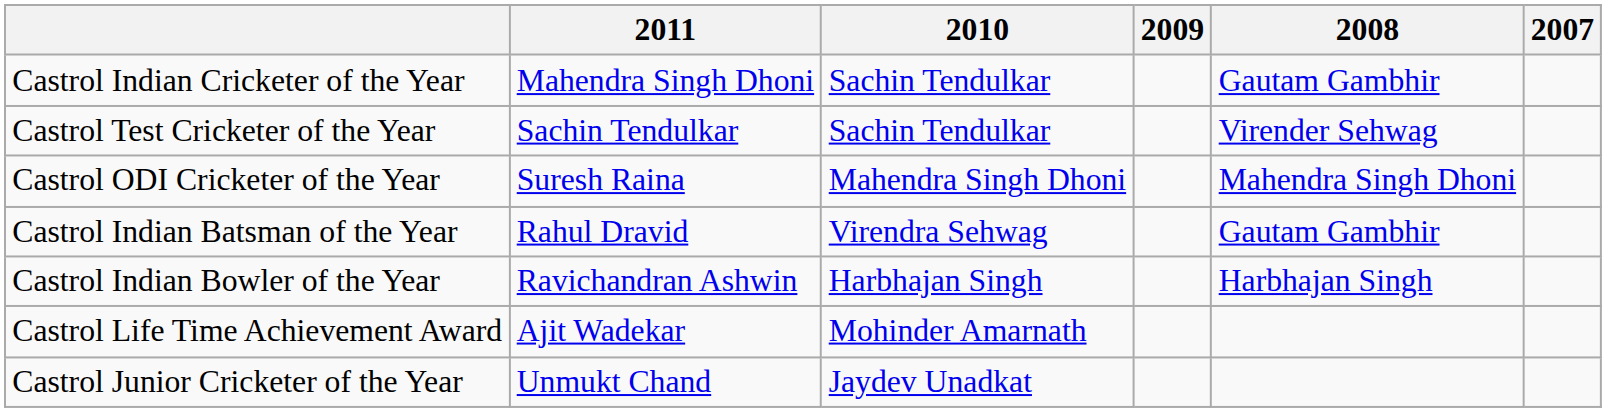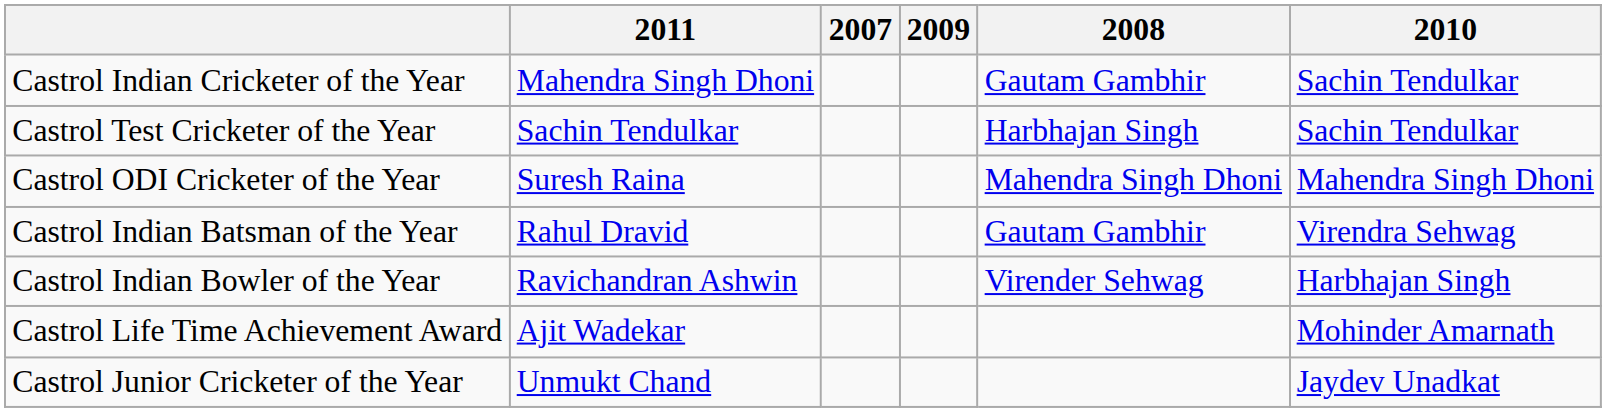columns swapped: (977, 29) <-> (1562, 29)
(1328, 130) Virender Sehwag -> (1092, 130) Harbhajan Singh
(1326, 280) Harbhajan Singh -> (1094, 280) Virender Sehwag
